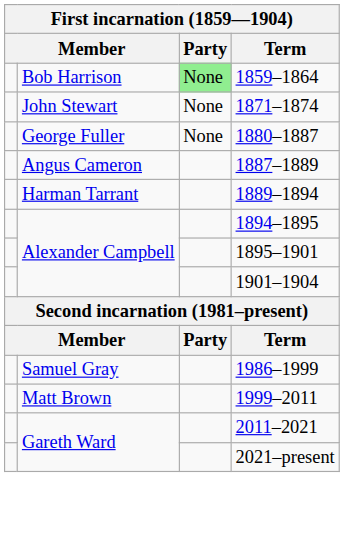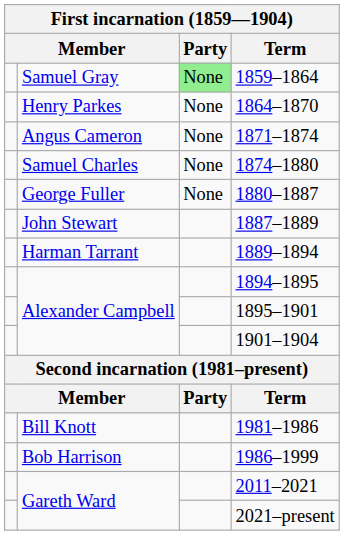(72, 77) Bob Harrison -> (70, 77) Samuel Gray
+ row: (277, 106)
(70, 106) John Stewart -> (82, 135) Angus Cameron
+ row: (277, 164)
(82, 164) Angus Cameron -> (70, 223) John Stewart
+ row: (277, 427)
(70, 369) Samuel Gray -> (72, 456) Bob Harrison
- row: (277, 398)
